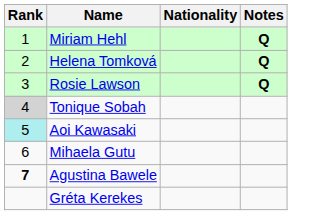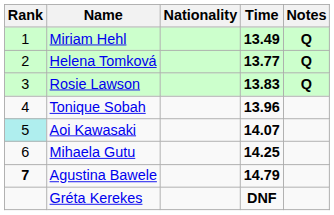+ column: (262, 15)
(25, 107) lightgrey background -> (25, 107) no background
